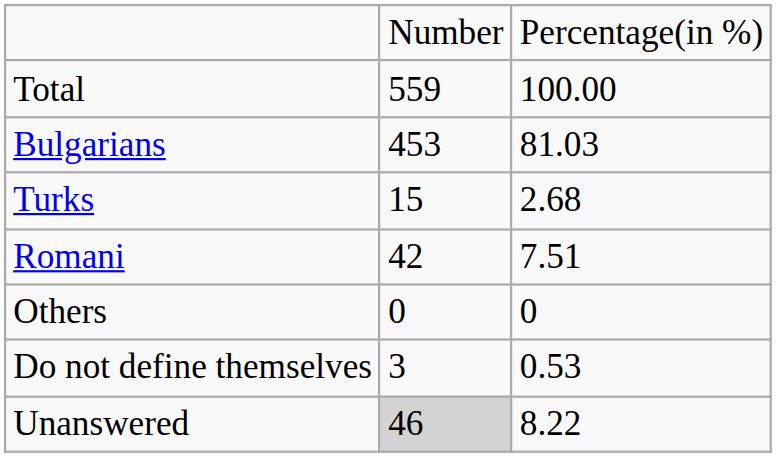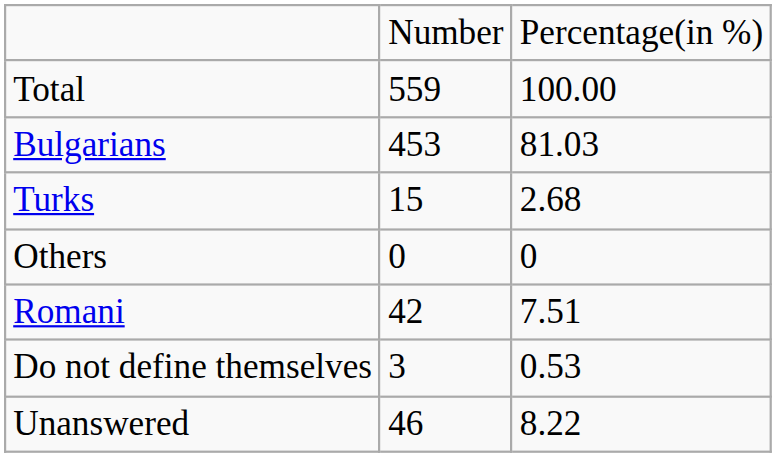rows swapped: (69, 255) <-> (60, 311)
(406, 423) lightgrey background -> (406, 423) no background
